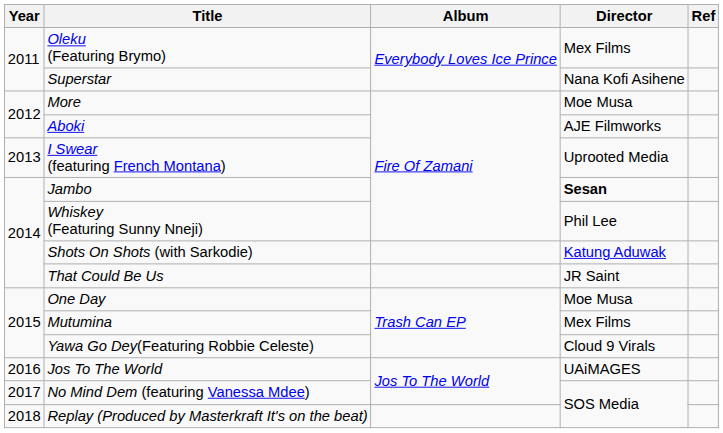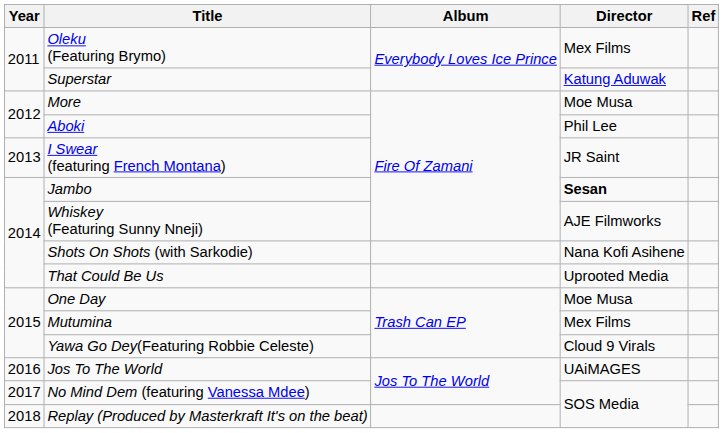(624, 79) Nana Kofi Asihene -> (615, 79) Katung Aduwak
(612, 126) AJE Filmworks -> (590, 126) Phil Lee
(616, 157) Uprooted Media -> (591, 157) JR Saint
(590, 220) Phil Lee -> (612, 220) AJE Filmworks
(615, 252) Katung Aduwak -> (624, 252) Nana Kofi Asihene
(591, 275) JR Saint -> (616, 275) Uprooted Media
